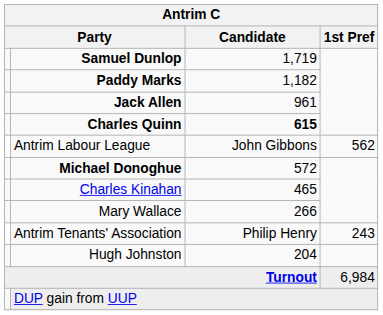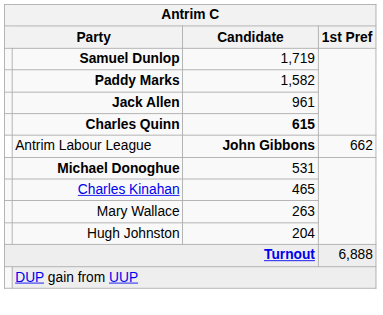(300, 80) 1,182 -> (298, 80) 1,582
(274, 146) normal -> (269, 146) bold
(363, 146) 562 -> (361, 146) 662
(305, 168) 572 -> (303, 168) 531
(305, 211) 266 -> (303, 211) 263
- row: (98, 233)
(358, 277) 6,984 -> (356, 255) 6,888
